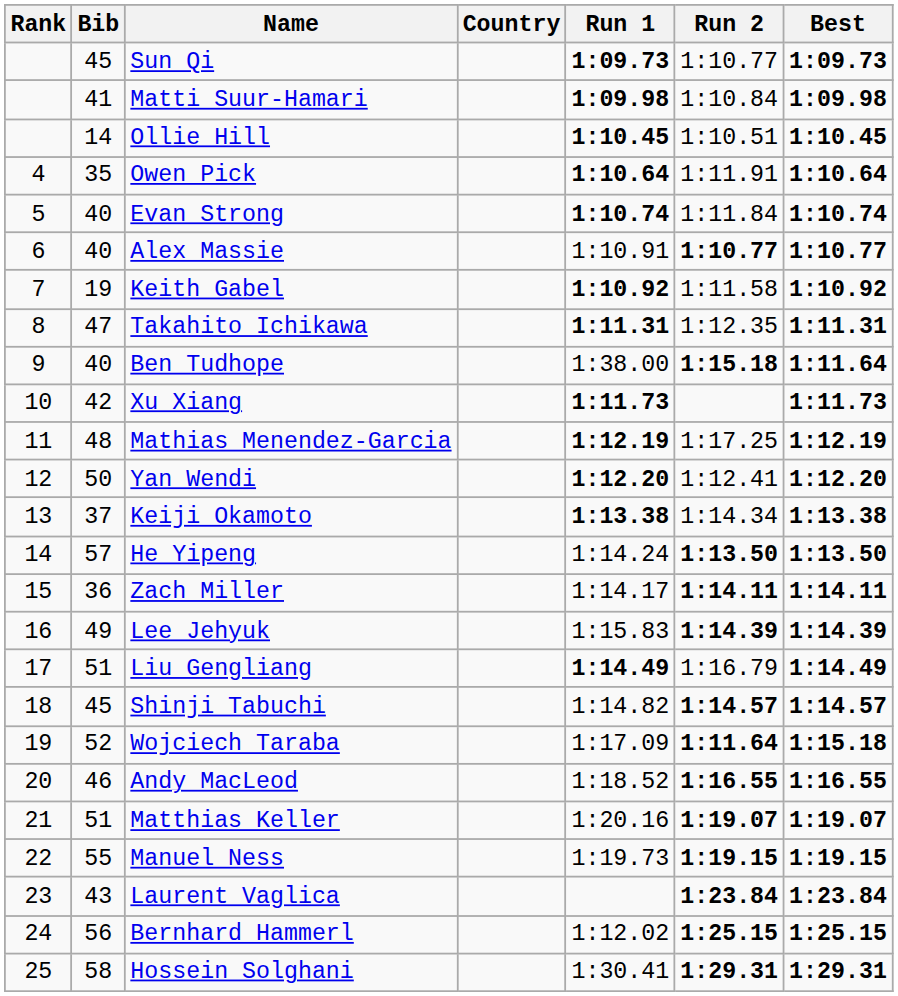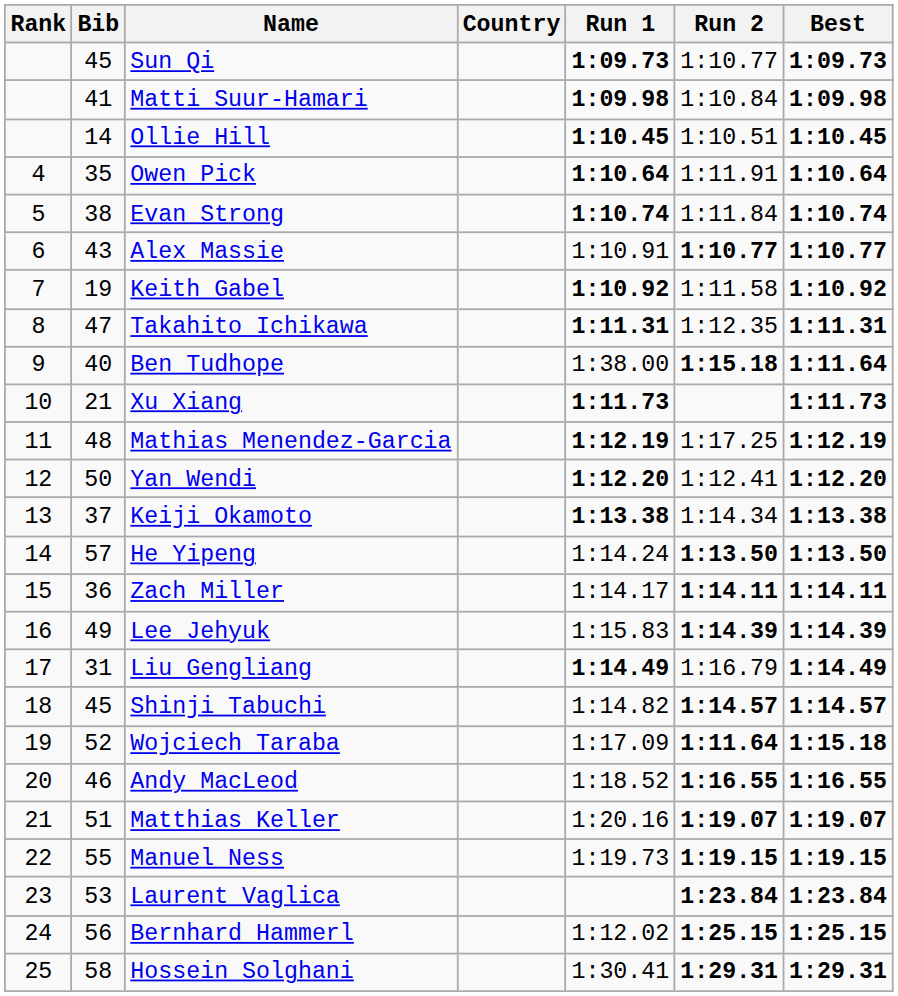(98, 213) 40 -> (98, 213) 38
(98, 251) 40 -> (98, 251) 43
(98, 403) 42 -> (98, 403) 21
(98, 669) 51 -> (98, 669) 31
(98, 896) 43 -> (98, 896) 53
